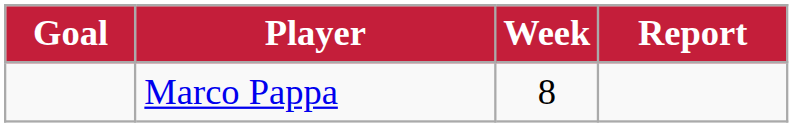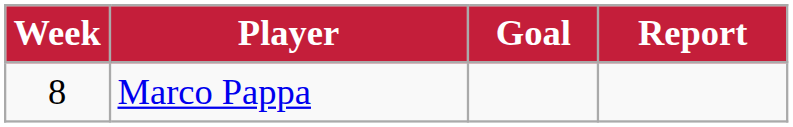columns swapped: (547, 33) <-> (71, 33)
